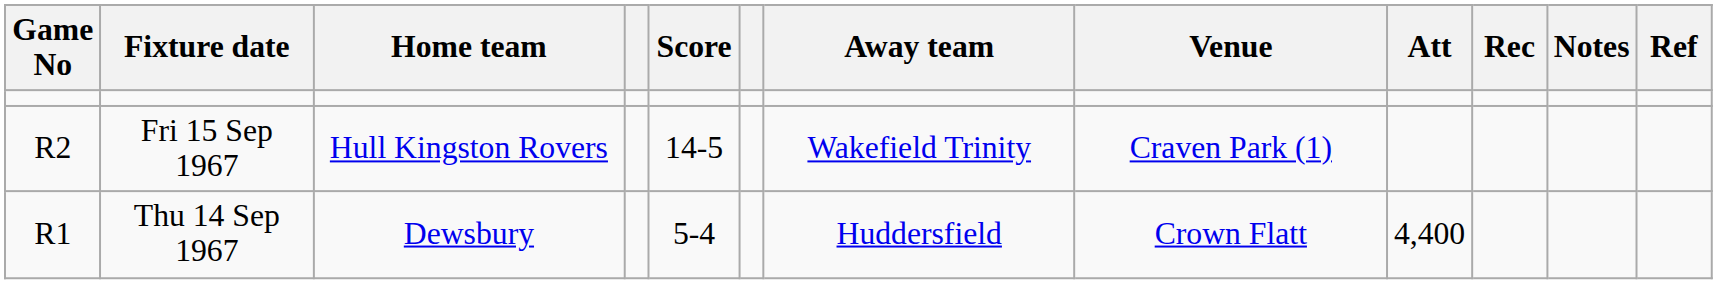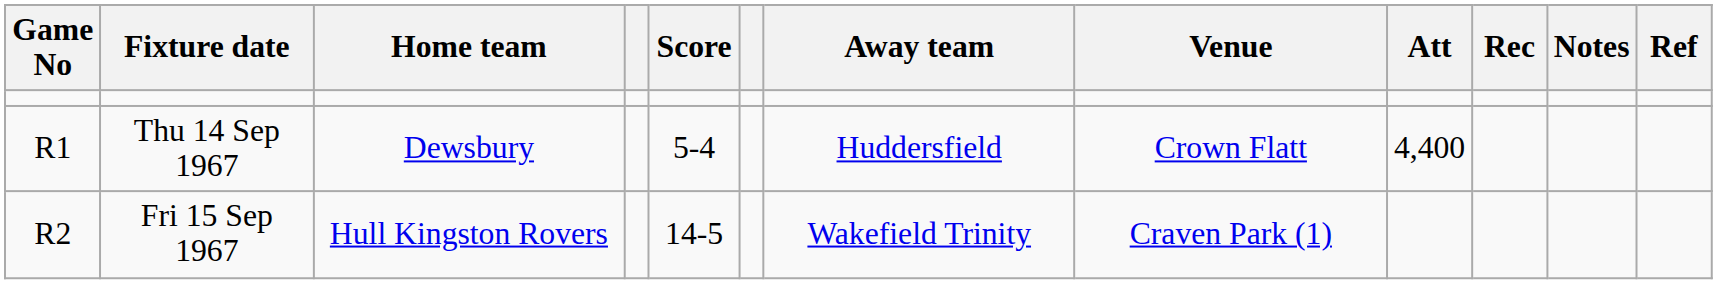rows swapped: (207, 233) <-> (207, 147)
